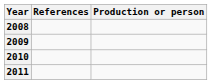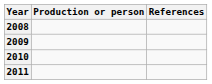columns swapped: (149, 12) <-> (61, 12)
